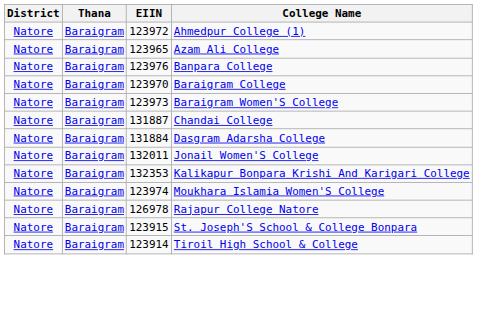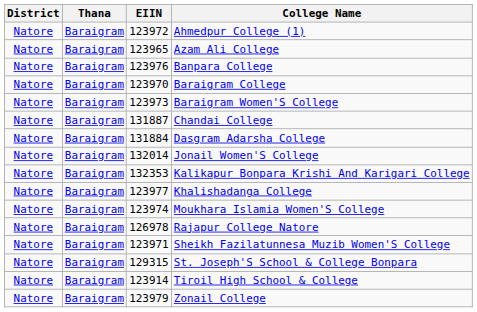(149, 156) 132011 -> (149, 156) 132014
+ row: (243, 191)
+ row: (312, 245)
(149, 227) 123915 -> (149, 262) 129315
+ row: (220, 298)
